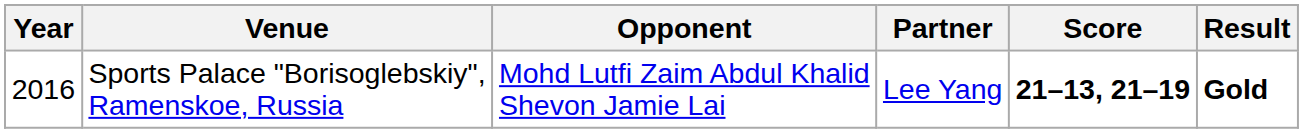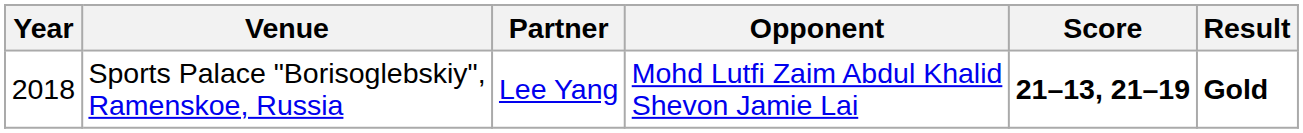columns swapped: (943, 28) <-> (684, 28)
(43, 89) 2016 -> (43, 89) 2018
